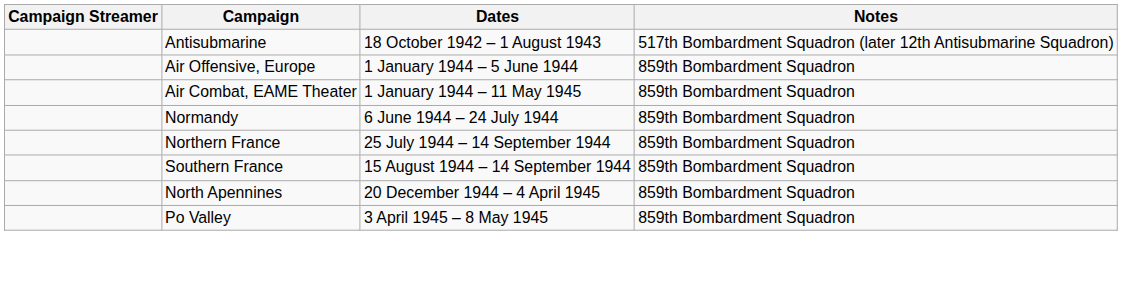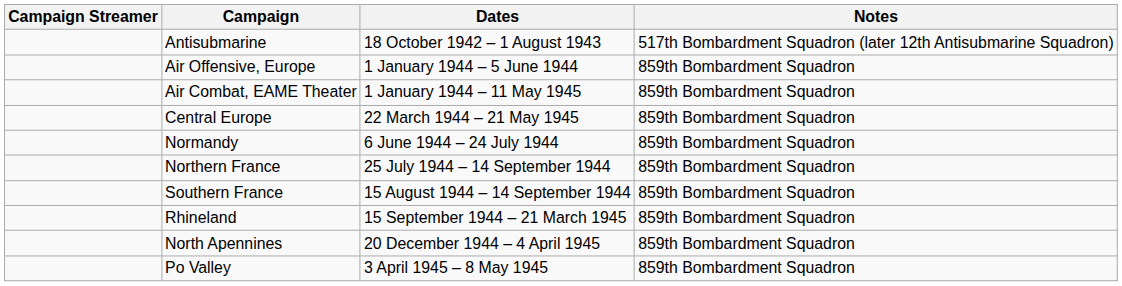+ row: (218, 117)
+ row: (201, 218)
